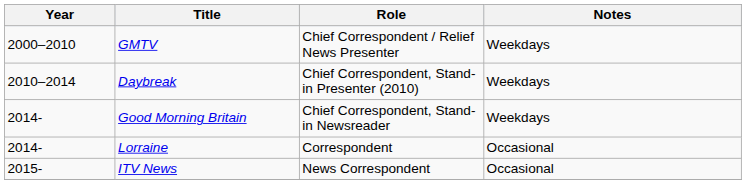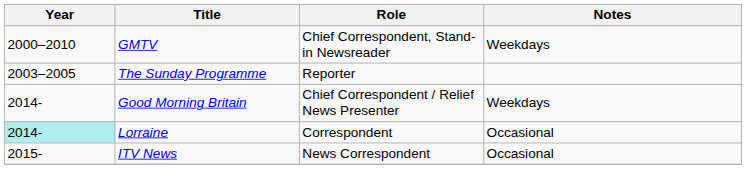(388, 44) Chief Correspondent / Relief News Presenter -> (389, 44) Chief Correspondent, Stand-in Newsreader
+ row: (192, 73)
- row: (147, 81)
(389, 118) Chief Correspondent, Stand-in Newsreader -> (388, 102) Chief Correspondent / Relief News Presenter
(25, 147) no background -> (25, 132) paleturquoise background
